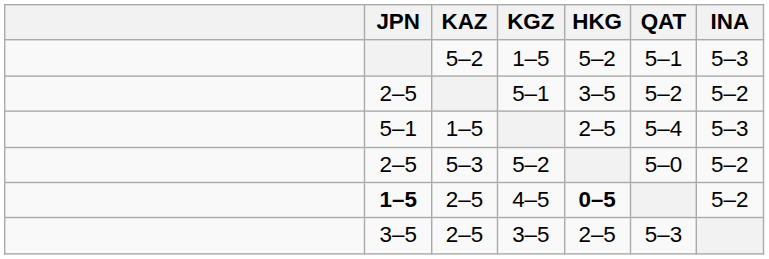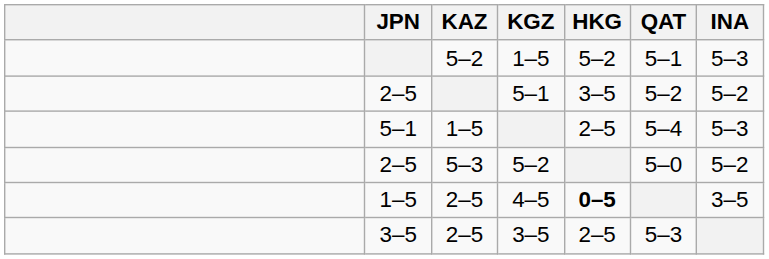(398, 199) bold -> (398, 199) normal
(730, 199) 5–2 -> (730, 199) 3–5
